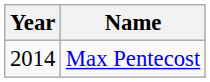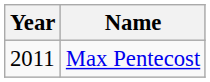(33, 58) 2014 -> (32, 58) 2011
